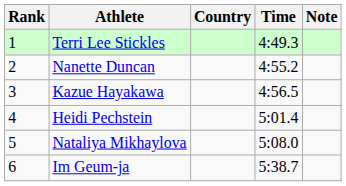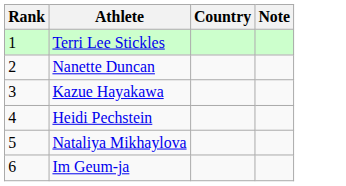- column: (278, 17)
